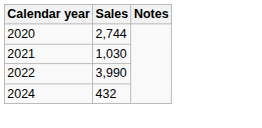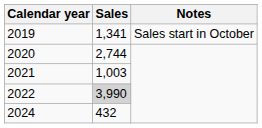+ row: (21, 34)
(111, 53) 1,030 -> (111, 73) 1,003
(111, 73) no background -> (111, 93) lightgrey background
